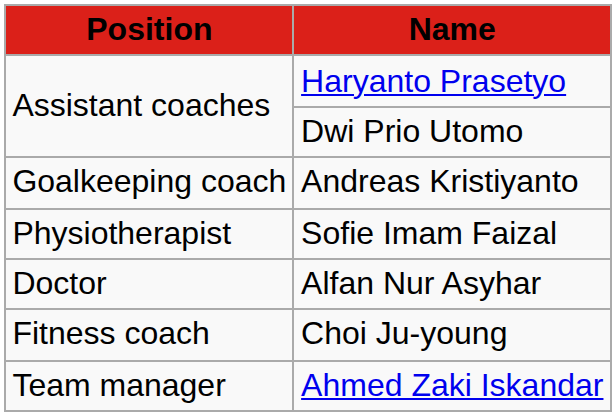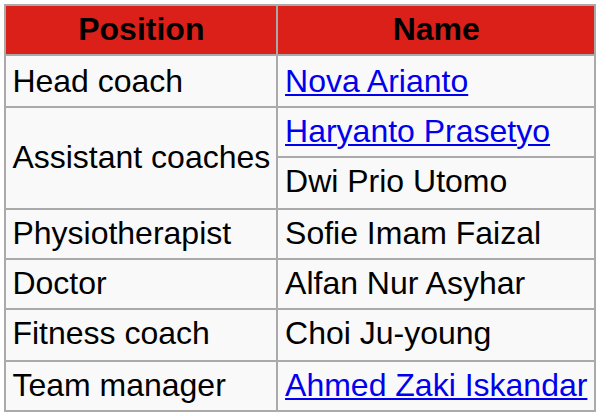+ row: (377, 80)
- row: (440, 182)
